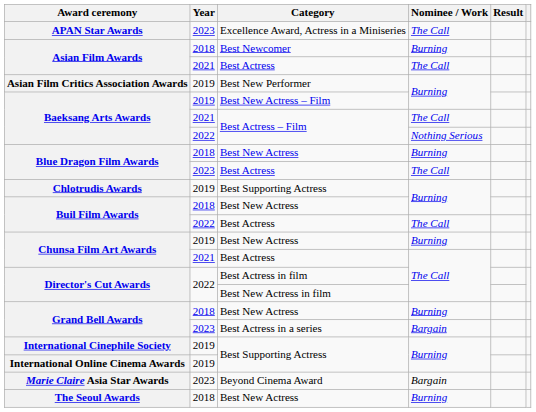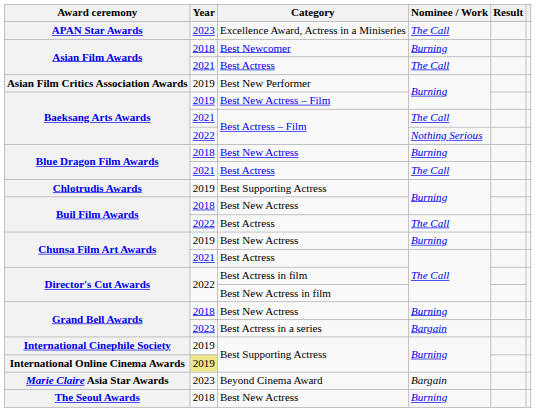(204, 170) 2023 -> (204, 170) 2021
(204, 363) no background -> (204, 363) khaki background
